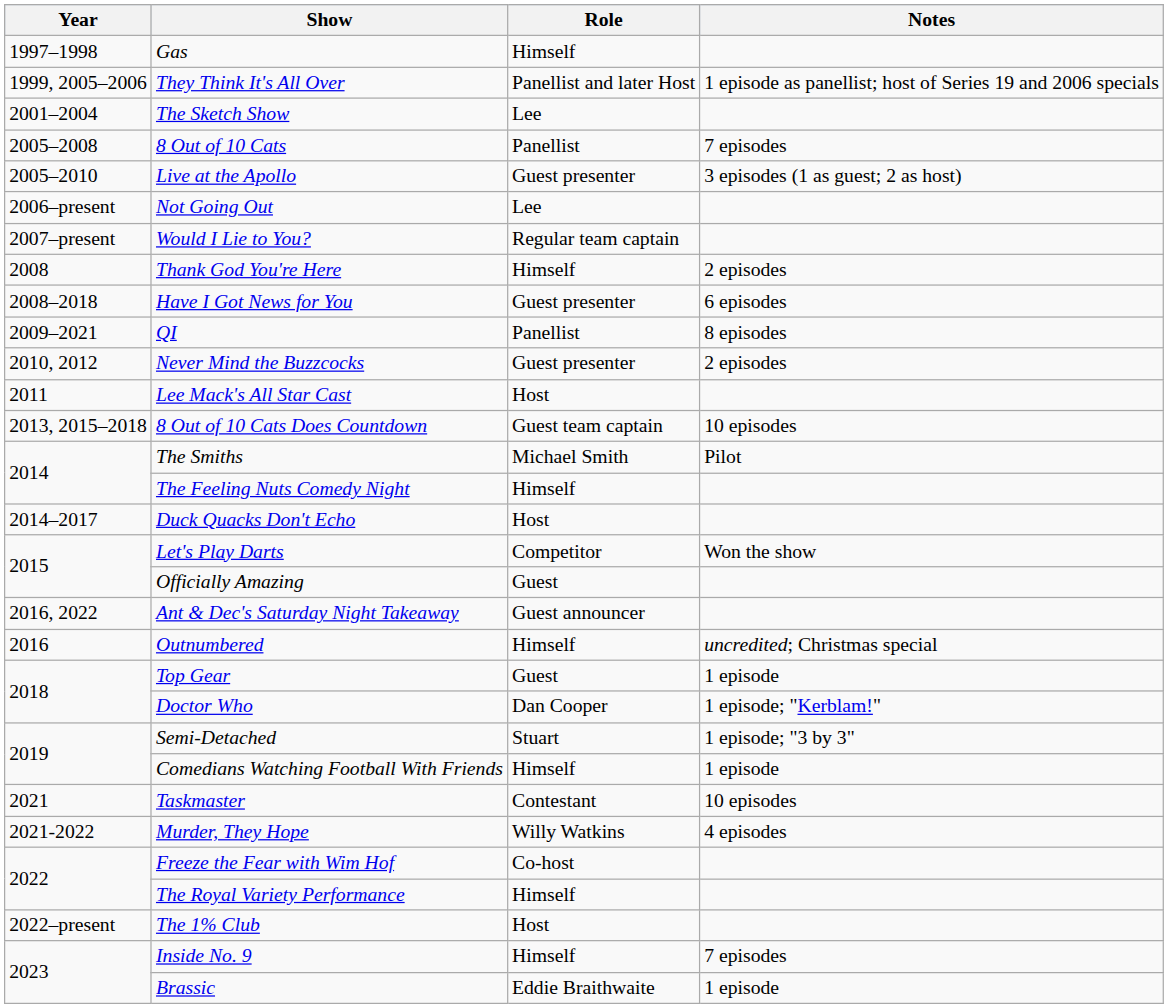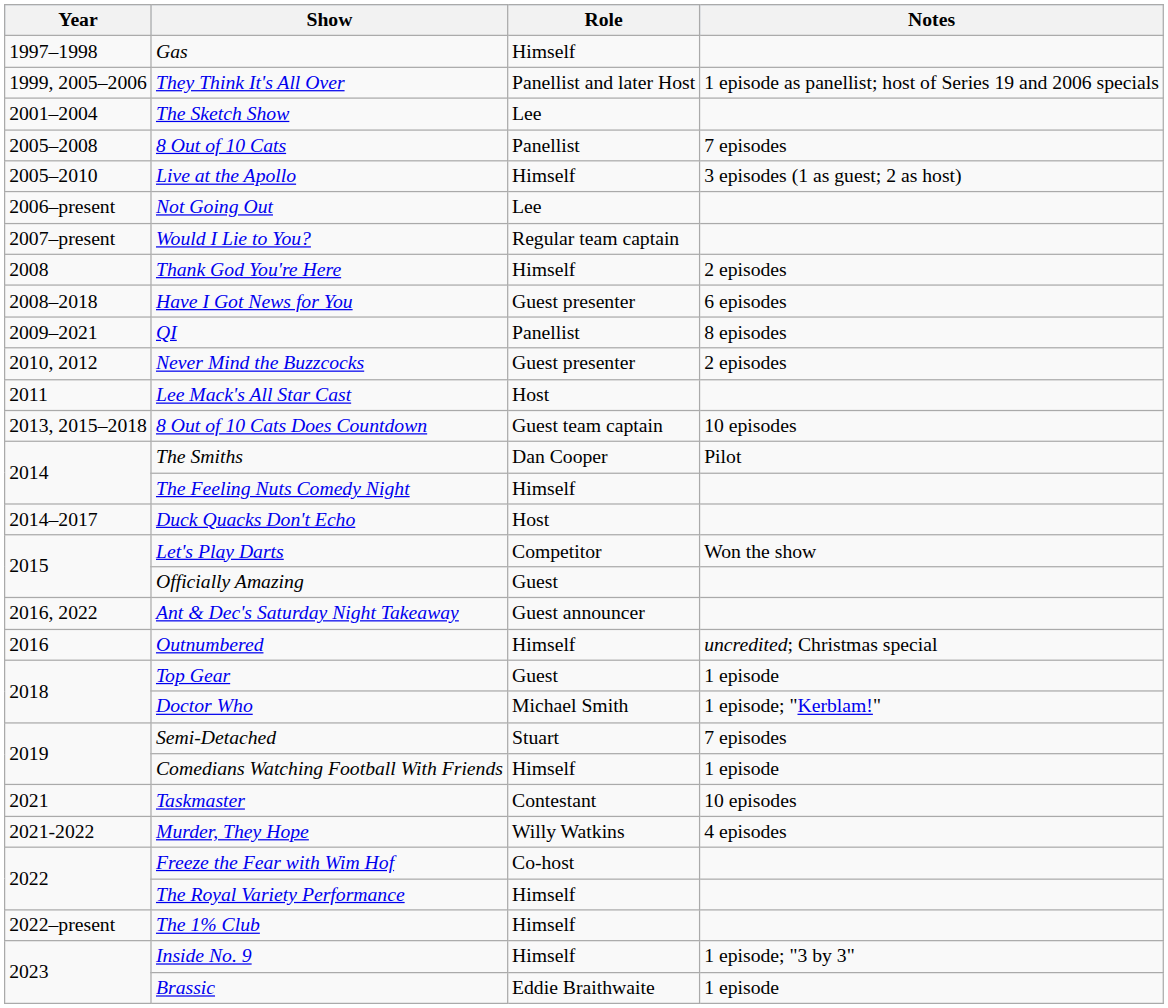(573, 176) Guest presenter -> (544, 176) Himself
(570, 457) Michael Smith -> (560, 457) Dan Cooper
(560, 706) Dan Cooper -> (570, 706) Michael Smith
(779, 737) 1 episode; "3 by 3" -> (745, 737) 7 episodes
(531, 925) Host -> (544, 925) Himself
(745, 956) 7 episodes -> (779, 956) 1 episode; "3 by 3"
